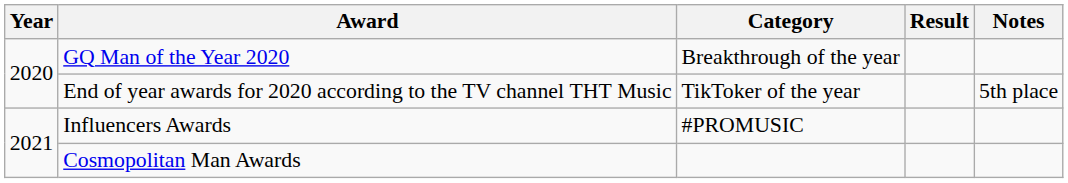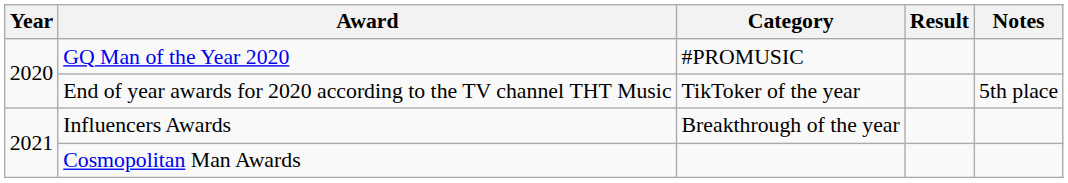(791, 56) Breakthrough of the year -> (743, 56) #PROMUSIC
(743, 125) #PROMUSIC -> (791, 125) Breakthrough of the year
